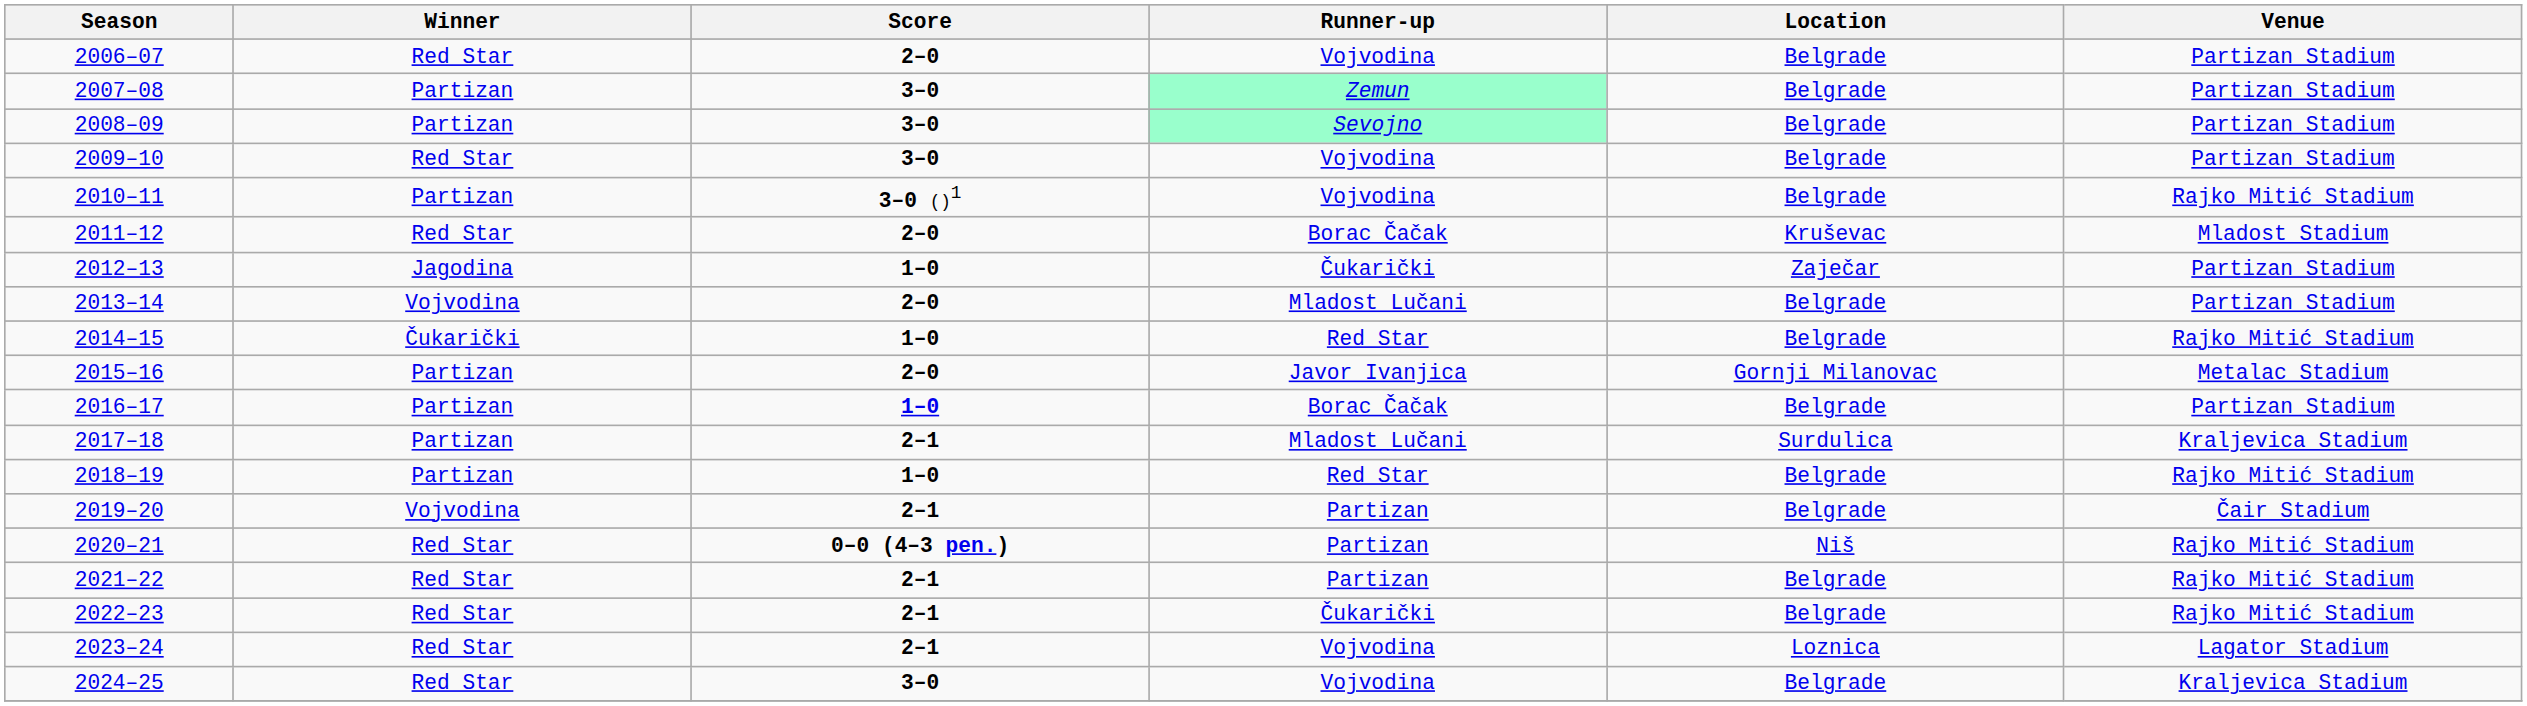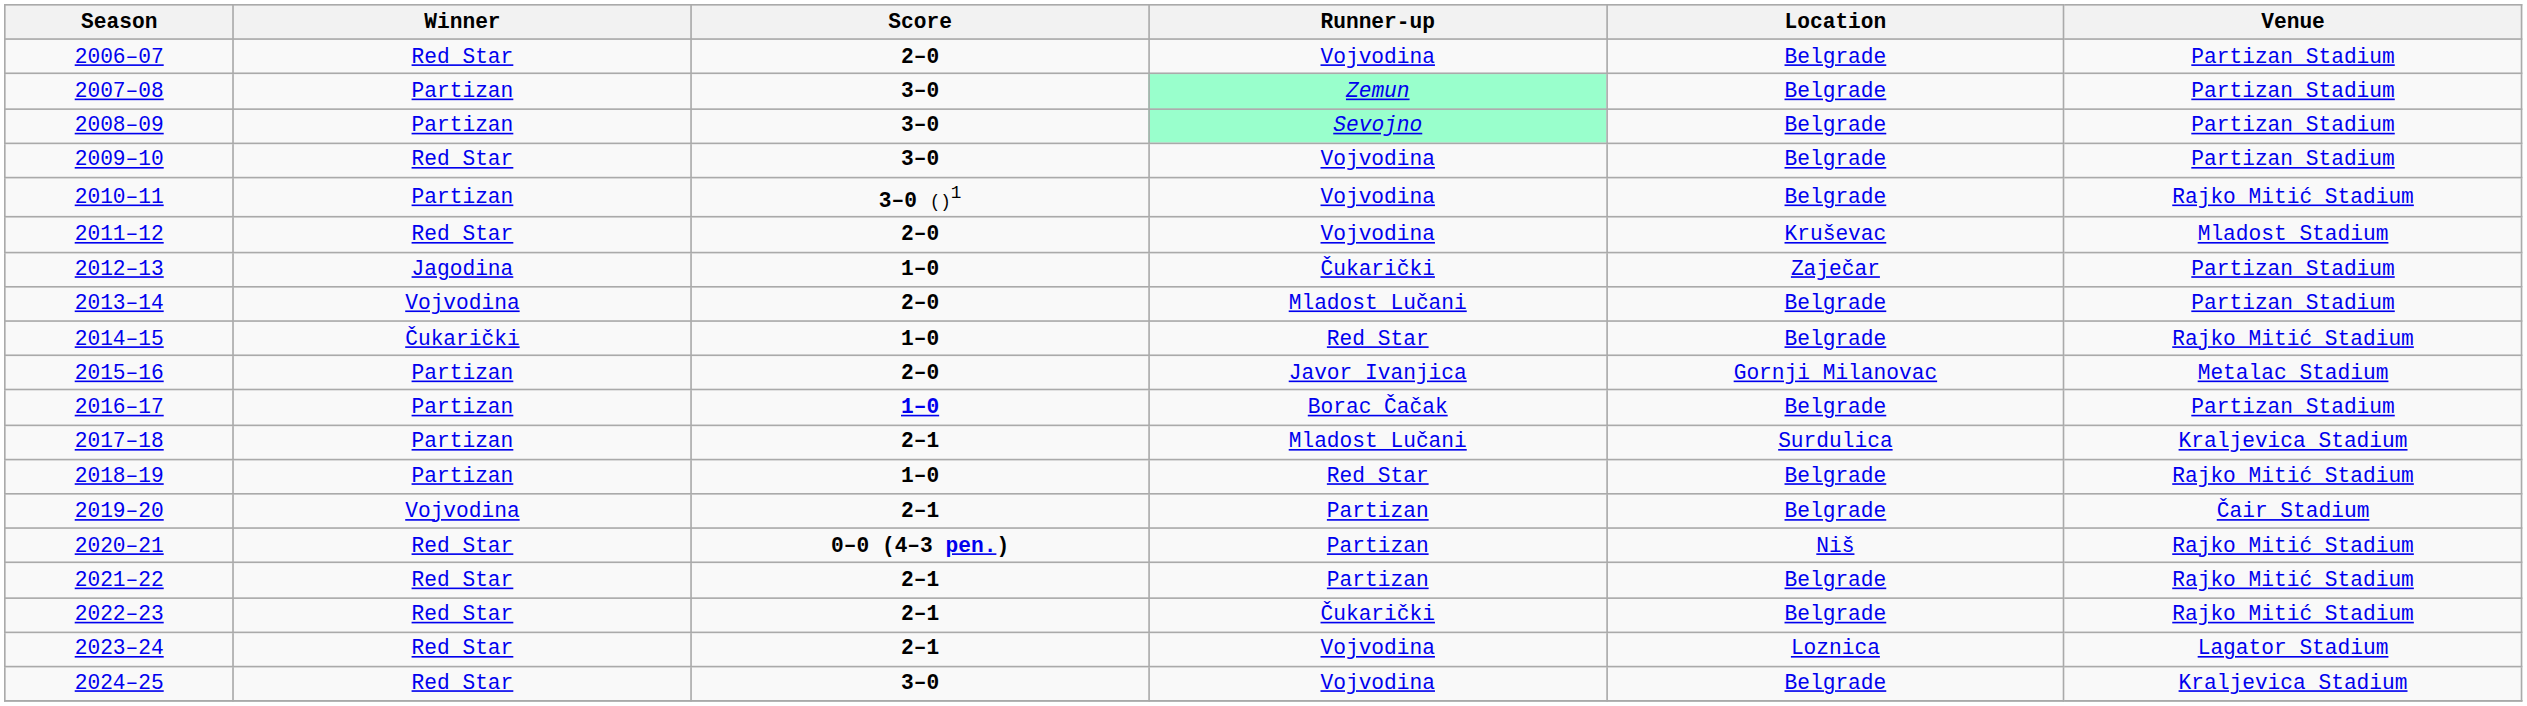(1378, 235) Borac Čačak -> (1378, 235) Vojvodina
